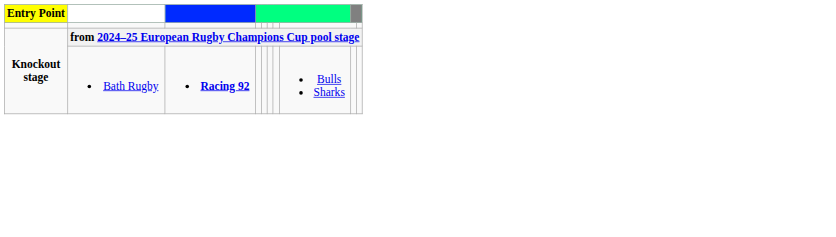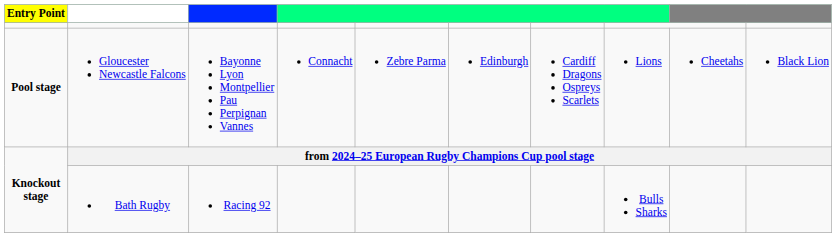+ row: (128, 68)
(211, 86) bold -> (233, 205) normal
